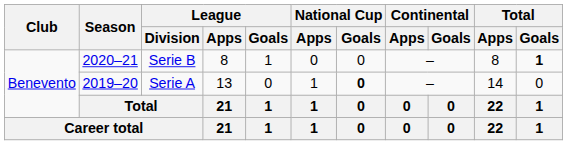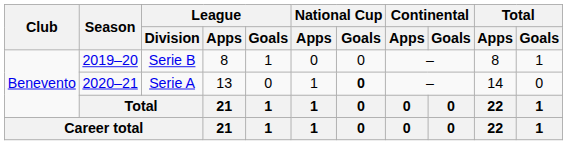(110, 60) 2020–21 -> (110, 60) 2019–20
(539, 60) bold -> (539, 60) normal
(110, 83) 2019–20 -> (110, 83) 2020–21
